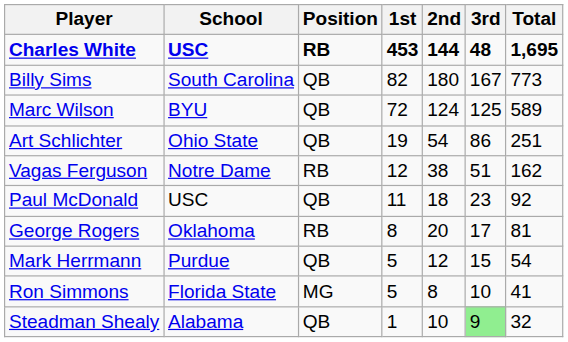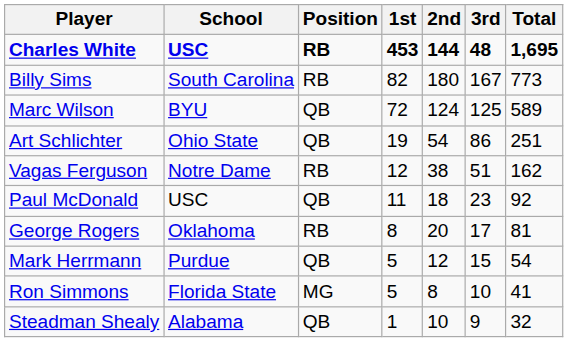(317, 79) QB -> (316, 79) RB
(475, 321) lightgreen background -> (475, 321) no background
